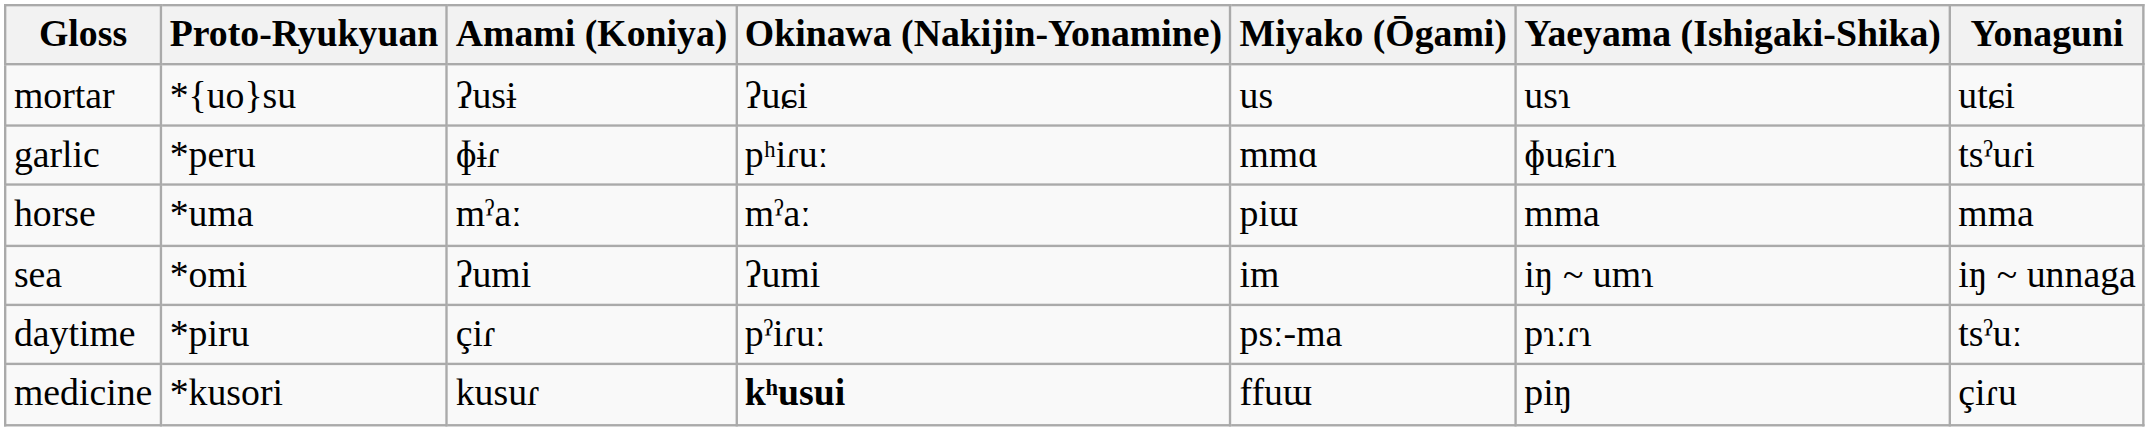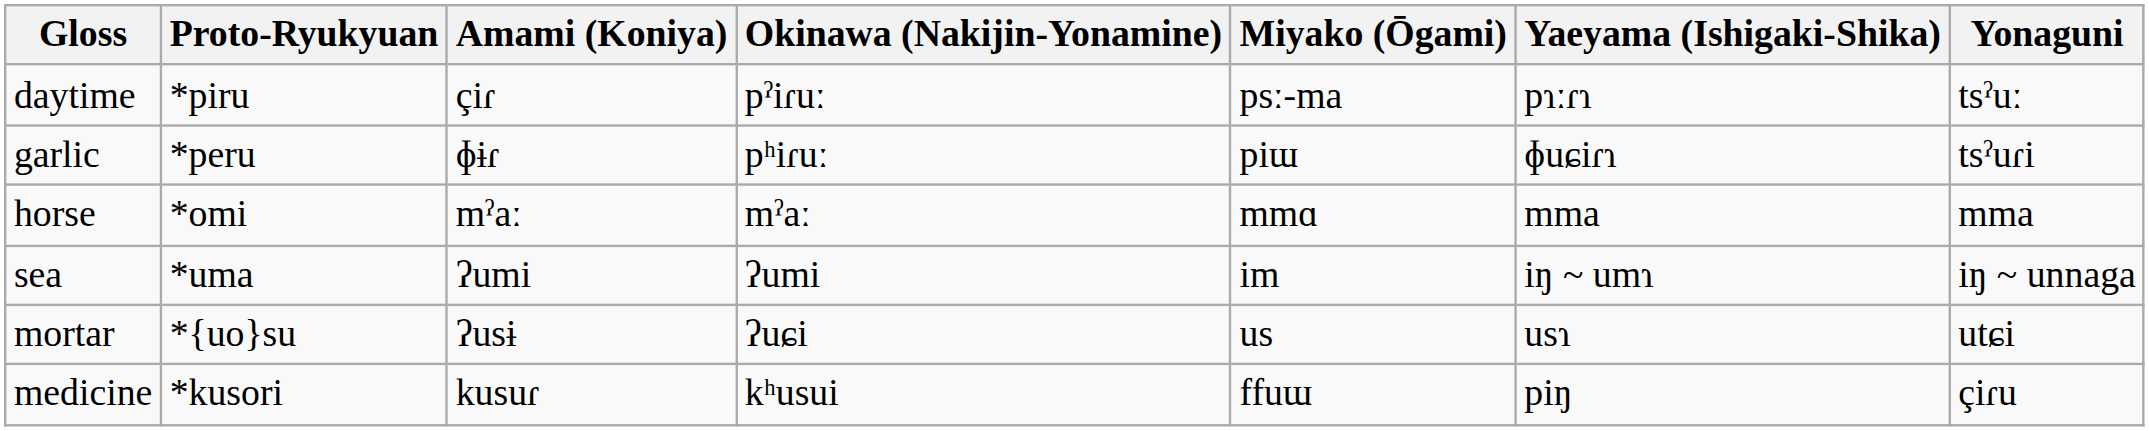rows swapped: (75, 333) <-> (64, 94)
(1279, 154) mmɑ -> (1269, 154) piɯ
(212, 214) *uma -> (208, 214) *omi
(1269, 214) piɯ -> (1279, 214) mmɑ
(208, 273) *omi -> (212, 273) *uma
(795, 393) bold -> (792, 393) normal
